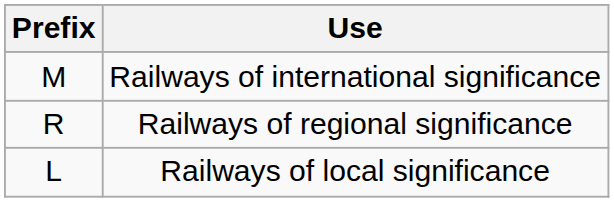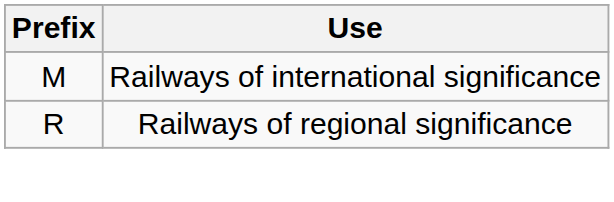- row: (355, 171)
